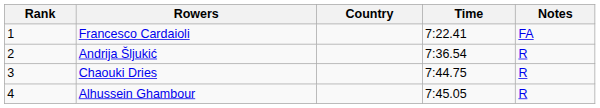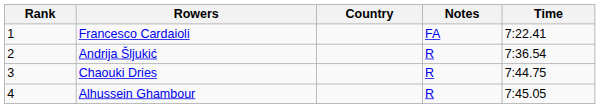columns swapped: (469, 14) <-> (555, 14)
